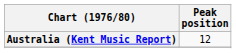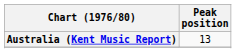(205, 39) 12 -> (205, 39) 13
